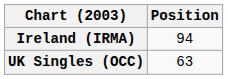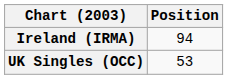(185, 62) 63 -> (185, 62) 53
